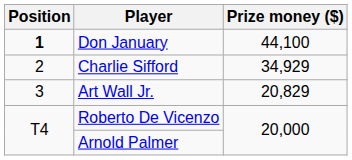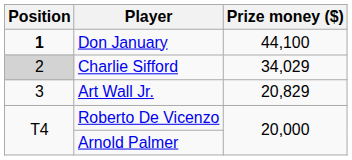(39, 67) no background -> (39, 67) lightgrey background
(285, 67) 34,929 -> (285, 67) 34,029
